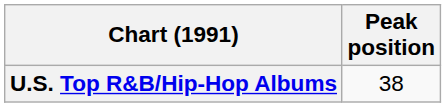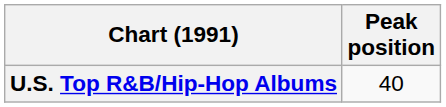(391, 83) 38 -> (391, 83) 40
